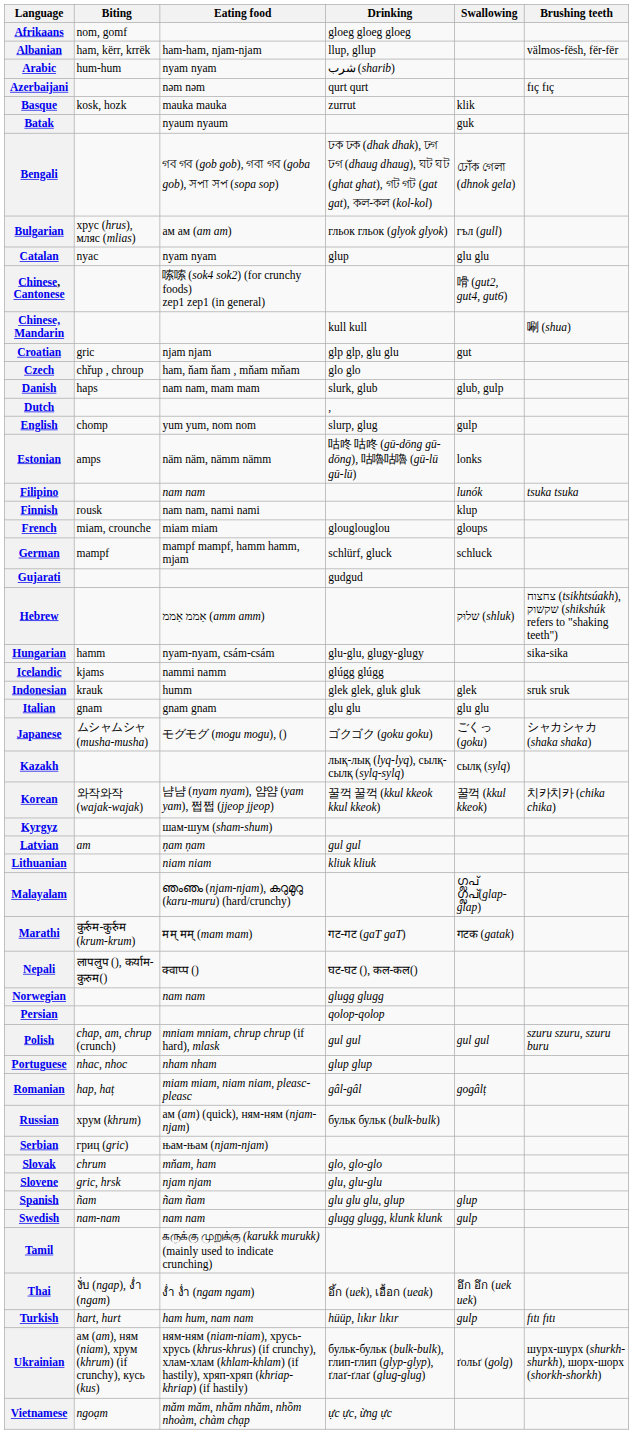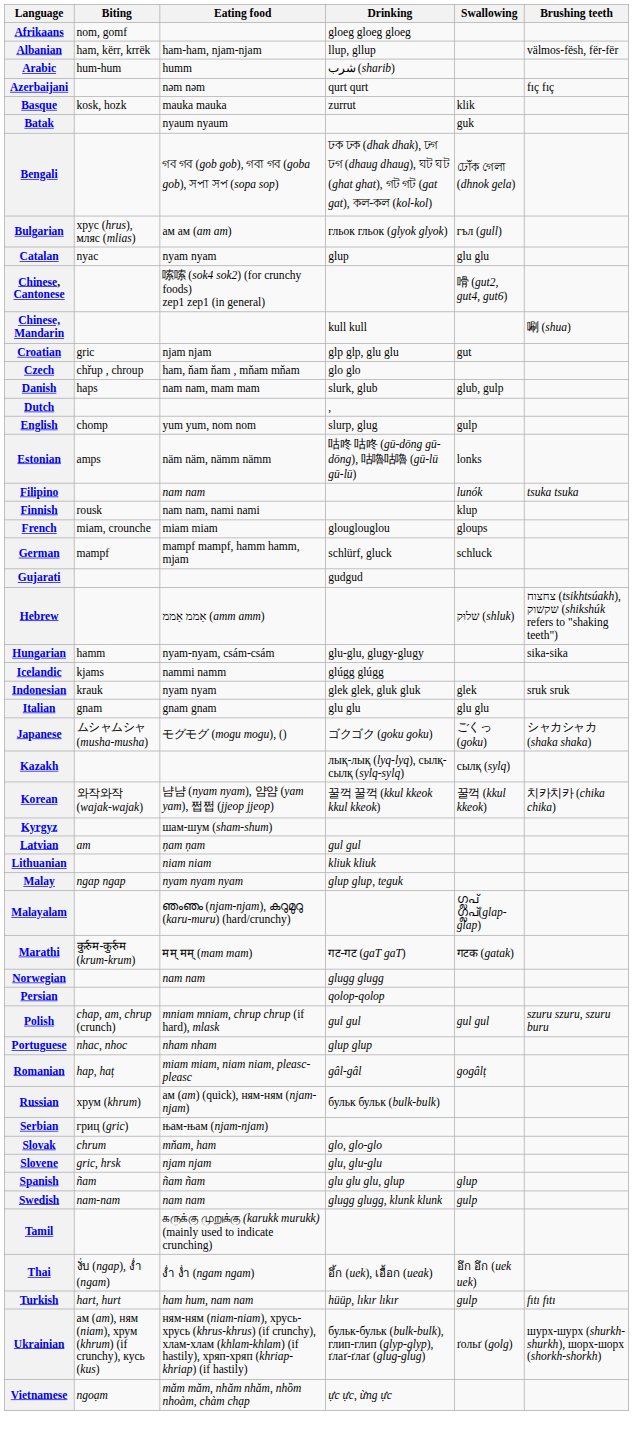(189, 68) nyam nyam -> (177, 68) humm
(177, 690) humm -> (189, 690) nyam nyam
+ row: (39, 881)
- row: (39, 969)
